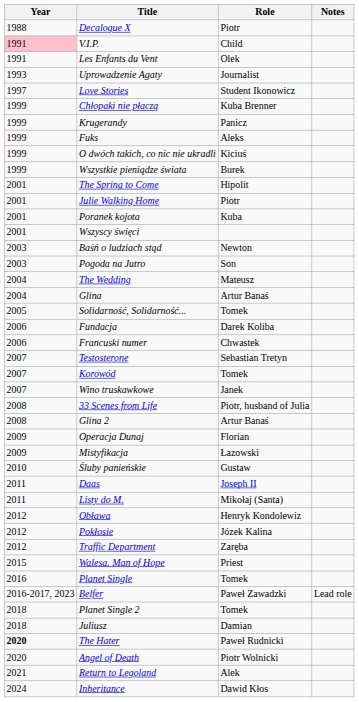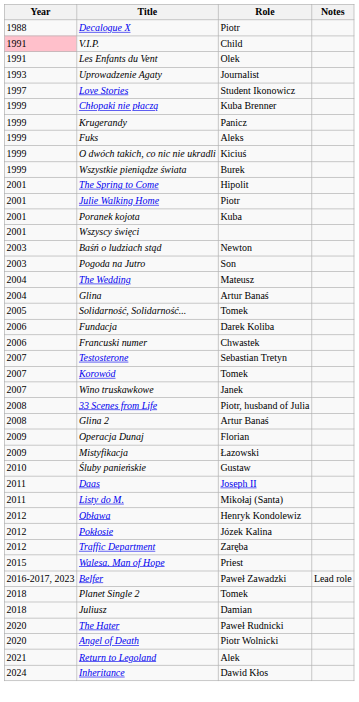- row: (106, 578)
(17, 641) bold -> (17, 625) normal
